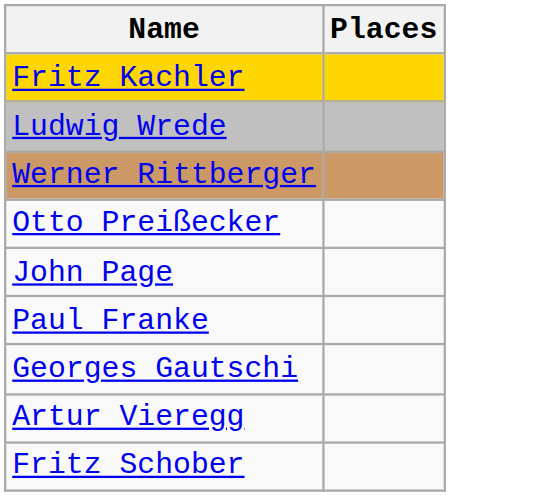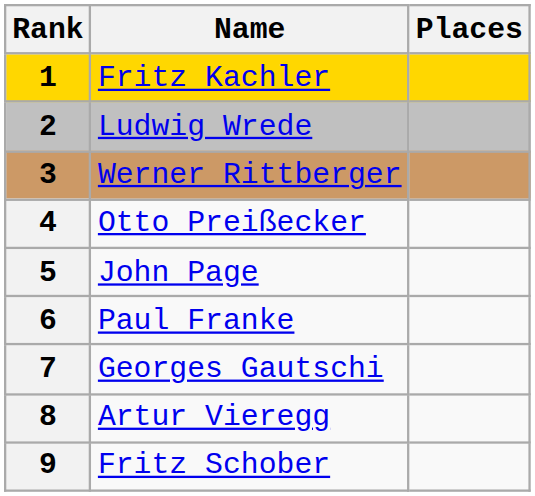+ column: (48, 29)
